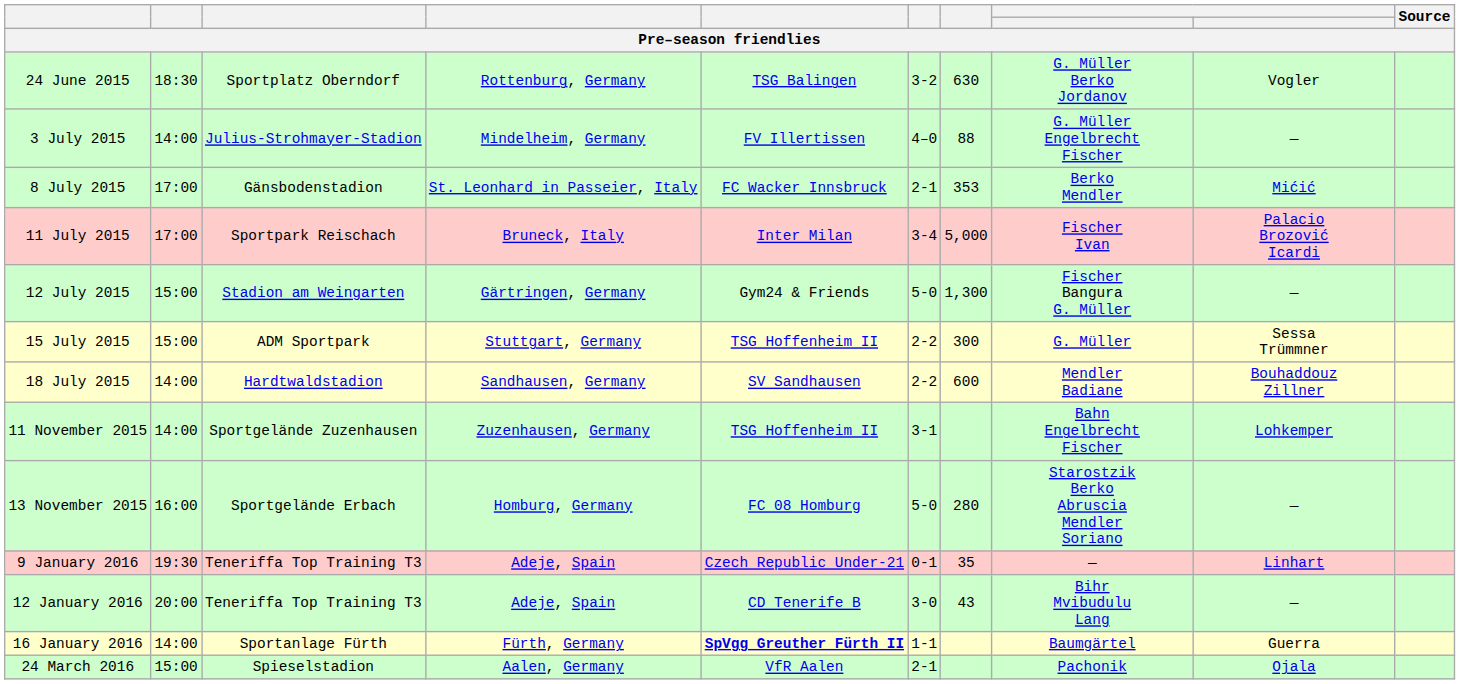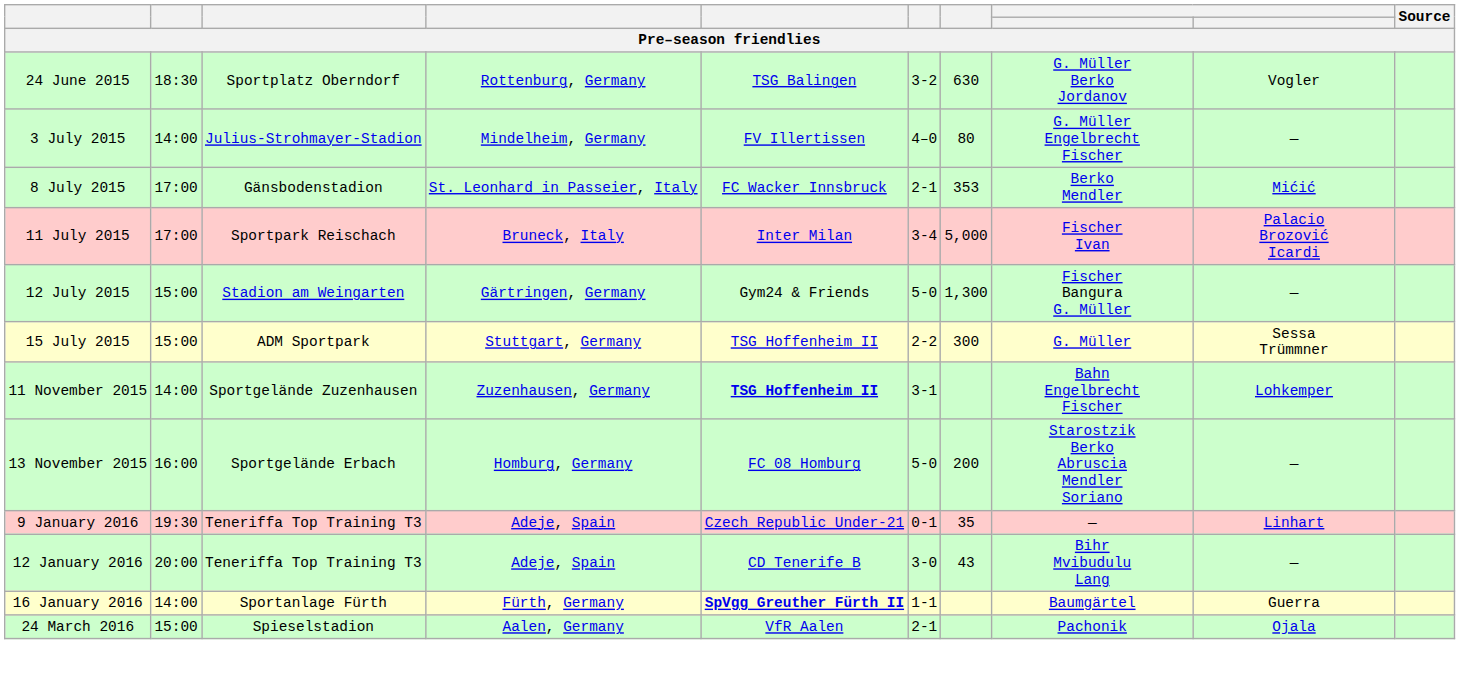(966, 139) 88 -> (966, 139) 80
- row: (78, 383)
(804, 432) normal -> (804, 391) bold
(966, 506) 280 -> (966, 465) 200
